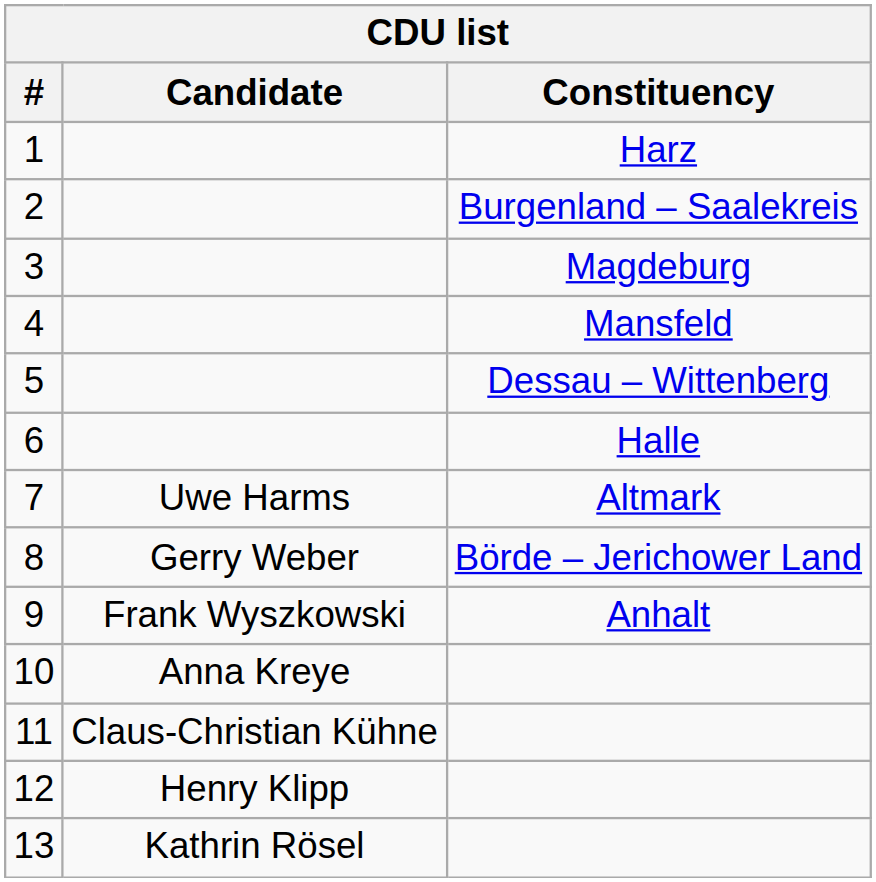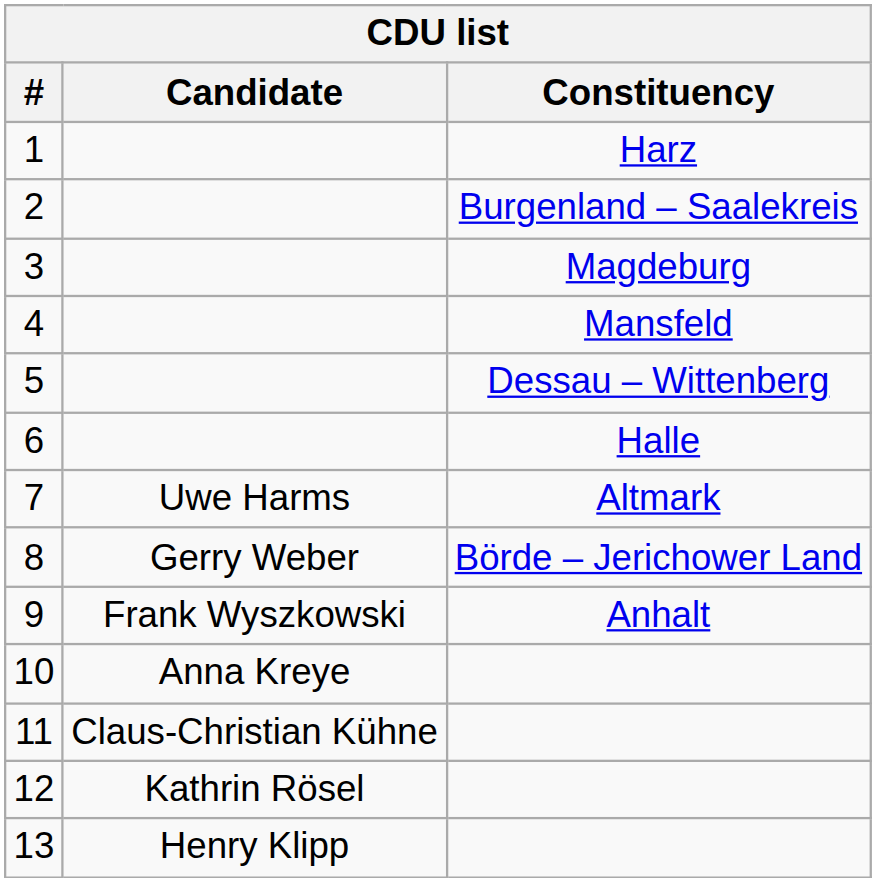(255, 788) Henry Klipp -> (255, 788) Kathrin Rösel
(255, 847) Kathrin Rösel -> (255, 847) Henry Klipp
